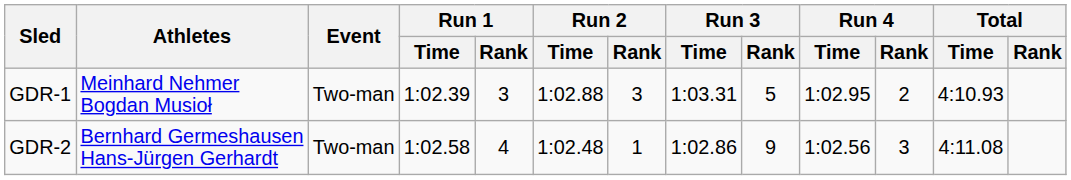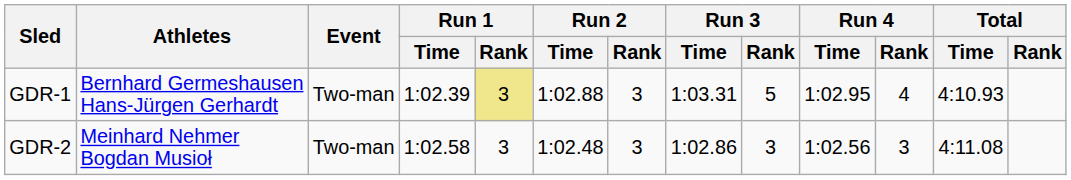(160, 95) Meinhard Nehmer Bogdan Musioł -> (192, 95) Bernhard Germeshausen Hans-Jürgen Gerhardt
(504, 95) no background -> (504, 95) khaki background
(904, 95) 2 -> (904, 95) 4
(192, 148) Bernhard Germeshausen Hans-Jürgen Gerhardt -> (160, 148) Meinhard Nehmer Bogdan Musioł
(504, 148) 4 -> (504, 148) 3
(637, 148) 1 -> (637, 148) 3
(771, 148) 9 -> (771, 148) 3
